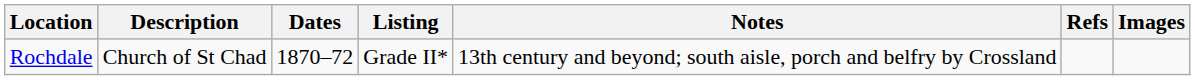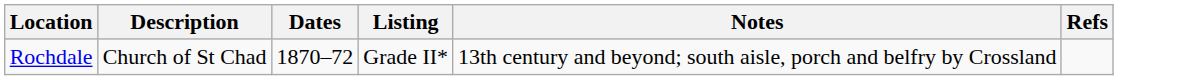- column: (1152, 21)
